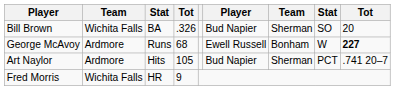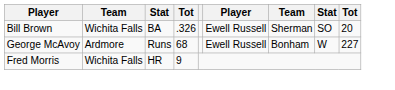(231, 28) Bud Napier -> (236, 28) Ewell Russell
(351, 45) bold -> (350, 45) normal
- row: (29, 61)
